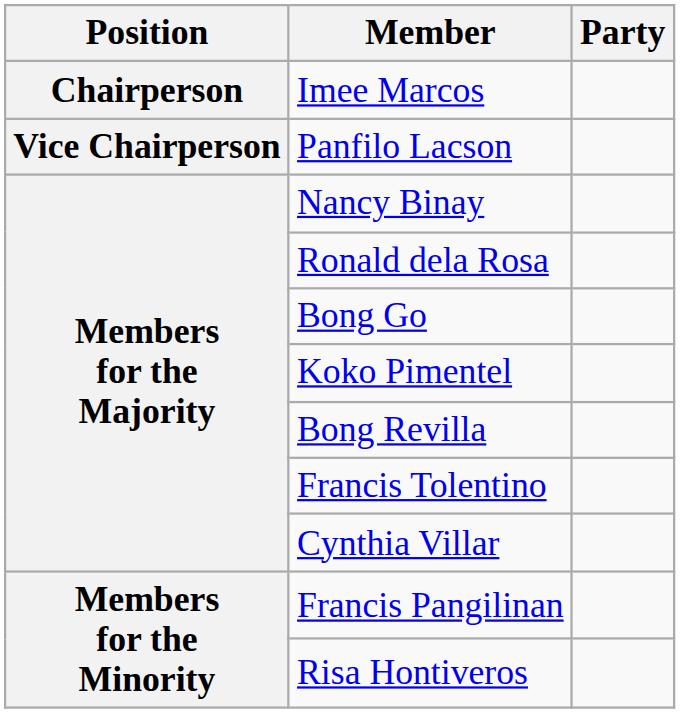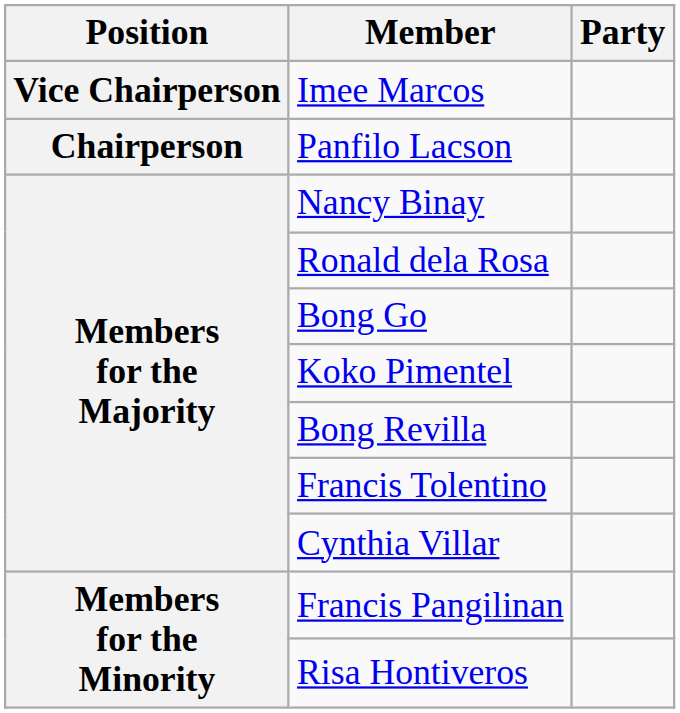(147, 89) Chairperson -> (147, 89) Vice Chairperson
(147, 145) Vice Chairperson -> (147, 145) Chairperson
